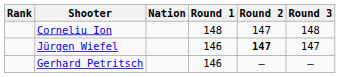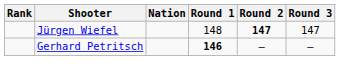- row: (74, 30)
(213, 47) 146 -> (213, 30) 148
(213, 64) normal -> (213, 47) bold
